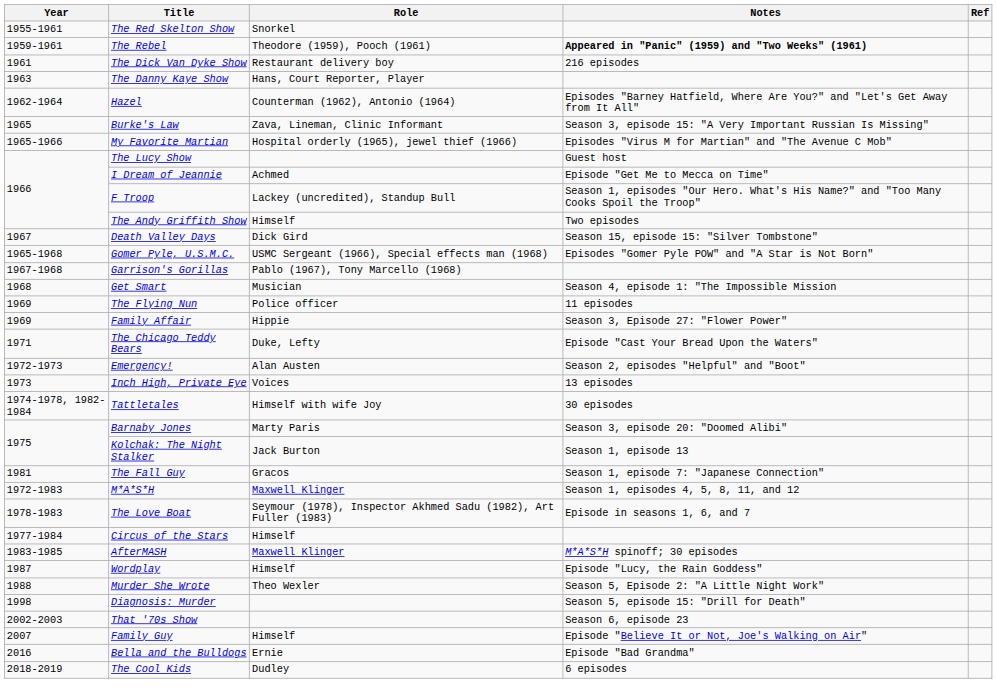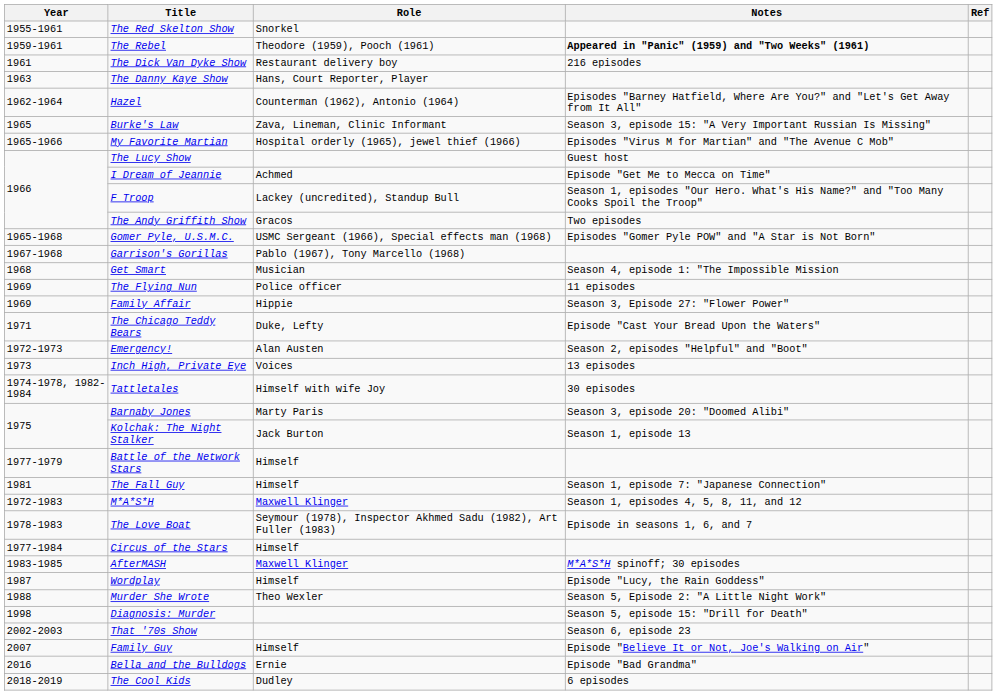(274, 221) Himself -> (274, 221) Gracos
- row: (163, 237)
+ row: (175, 463)
(271, 474) Gracos -> (277, 486) Himself
